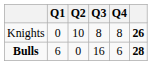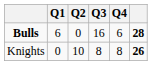rows swapped: (26, 51) <-> (26, 32)
